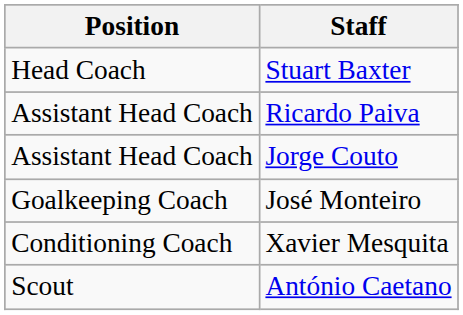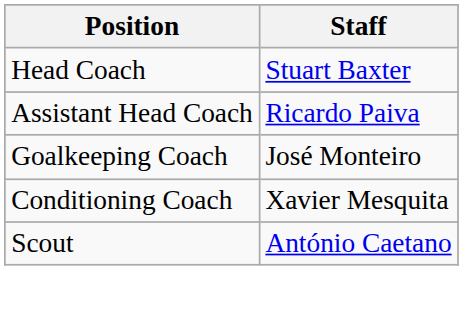- row: (332, 156)
